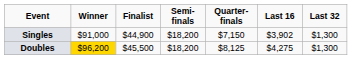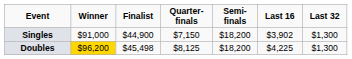columns swapped: (183, 16) <-> (231, 16)
(138, 48) $45,500 -> (138, 48) $45,498
(280, 48) $4,275 -> (280, 48) $4,225
